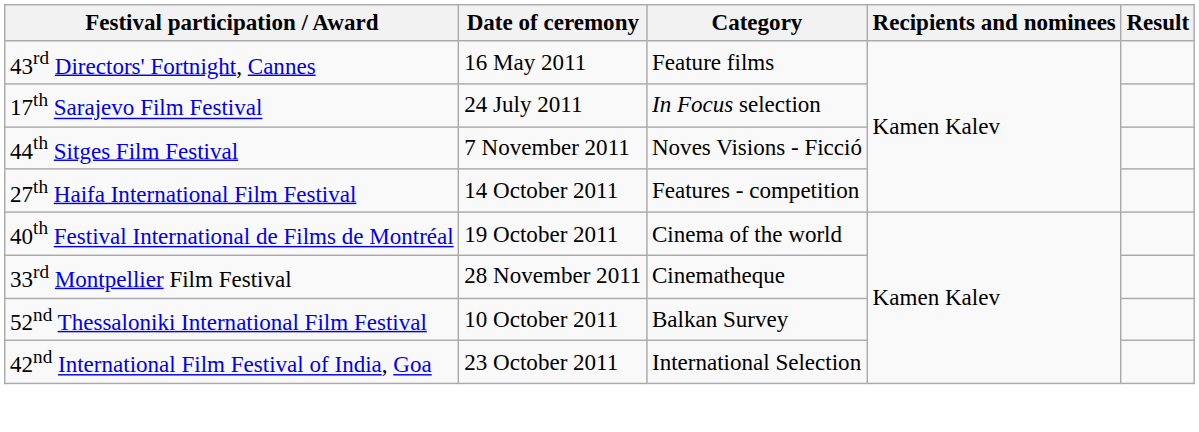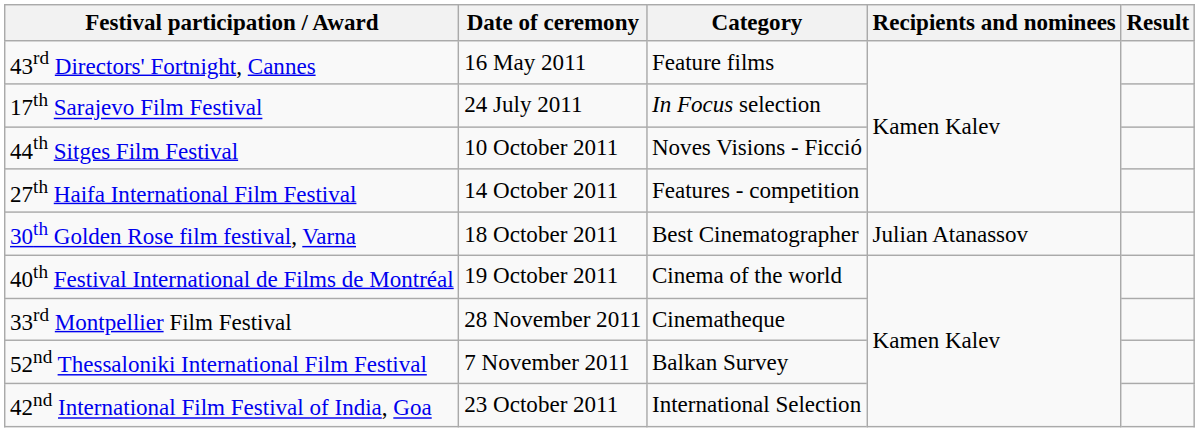(547, 147) 7 November 2011 -> (541, 147) 10 October 2011
+ row: (183, 233)
(541, 319) 10 October 2011 -> (547, 361) 7 November 2011
